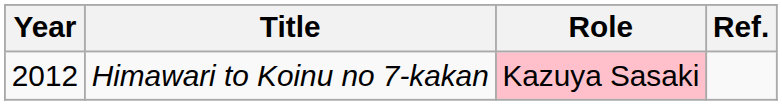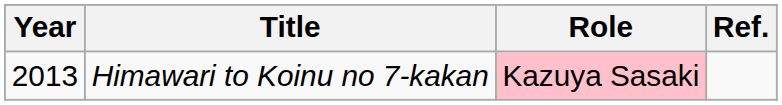(45, 75) 2012 -> (45, 75) 2013
